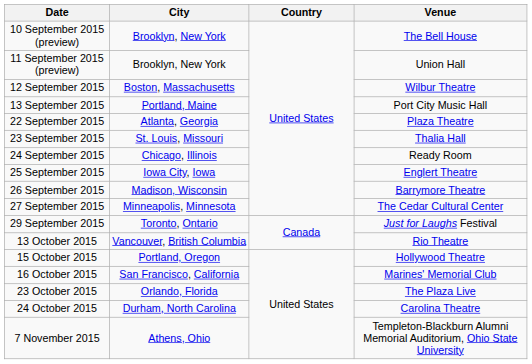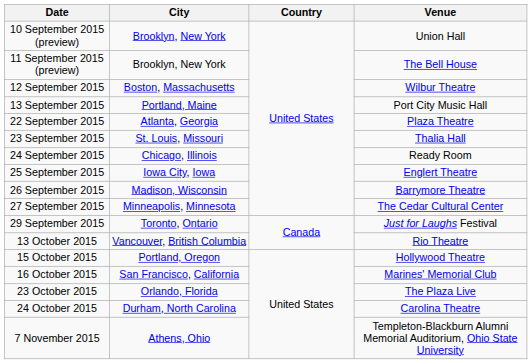(440, 36) The Bell House -> (440, 36) Union Hall
(440, 65) Union Hall -> (440, 65) The Bell House
